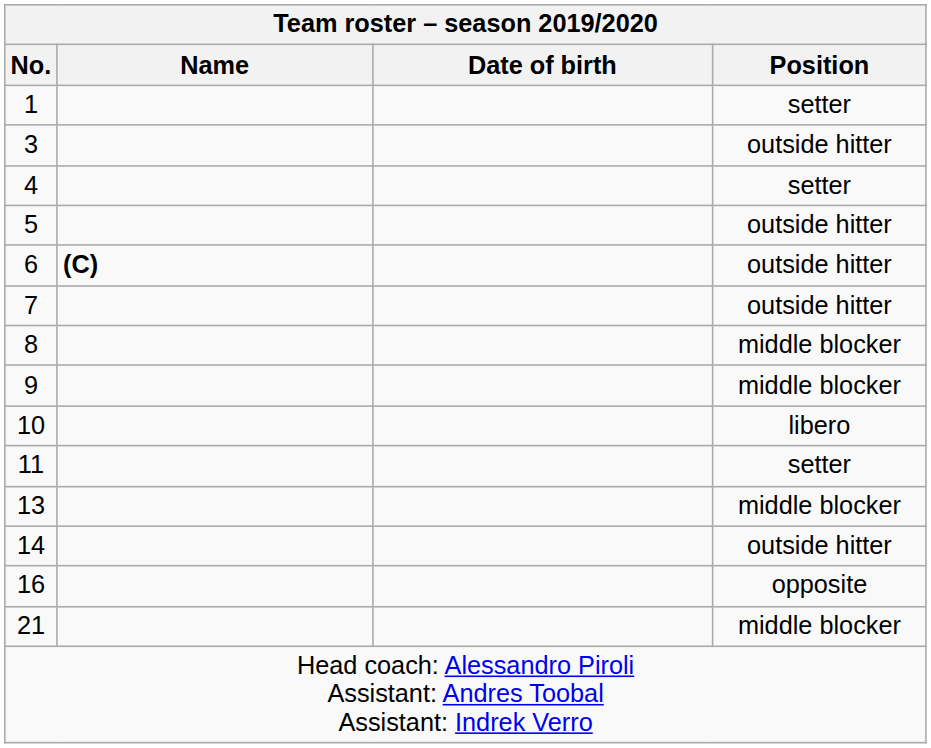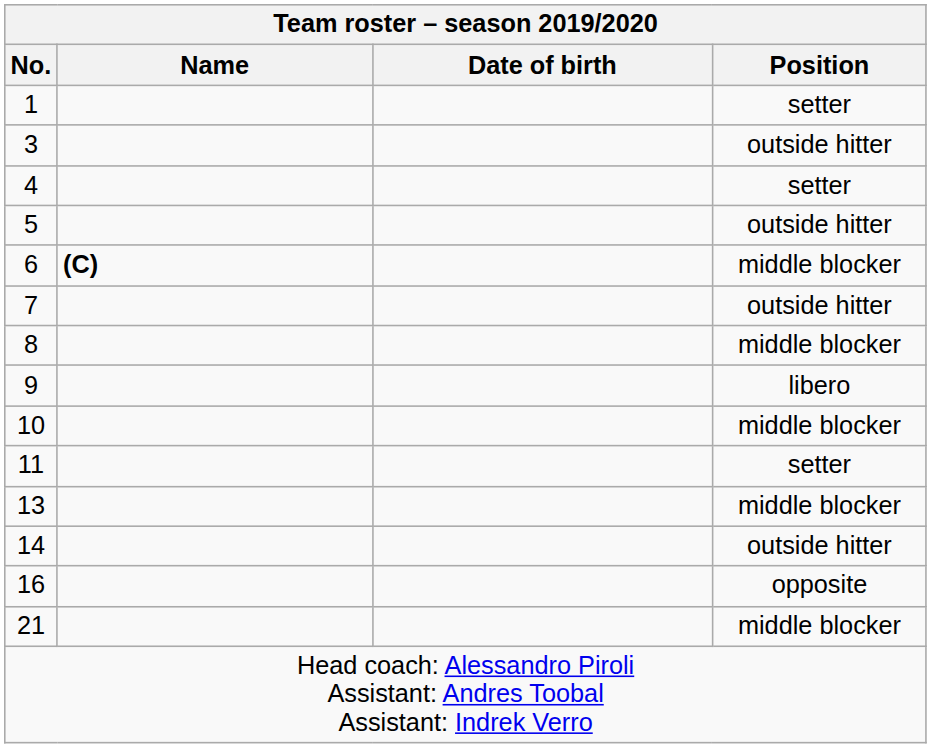(819, 265) outside hitter -> (819, 265) middle blocker
(819, 385) middle blocker -> (819, 385) libero
(819, 425) libero -> (819, 425) middle blocker
